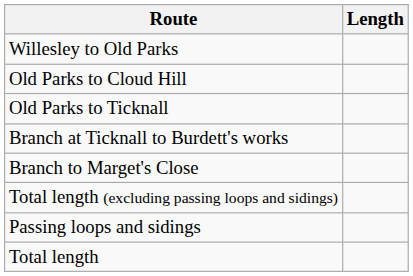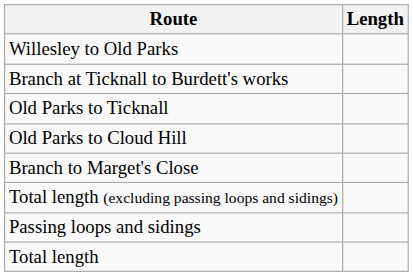rows swapped: (98, 78) <-> (149, 138)
